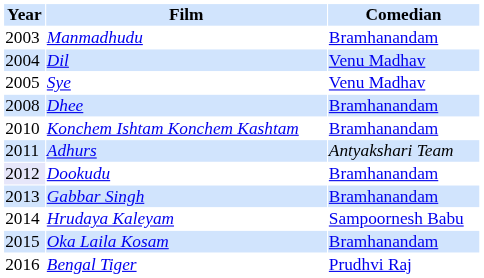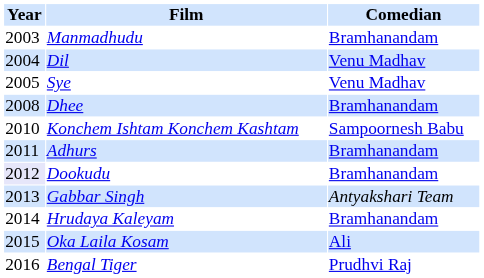(384, 128) Bramhanandam -> (396, 128) Sampoornesh Babu
(391, 150) Antyakshari Team -> (384, 150) Bramhanandam
(384, 196) Bramhanandam -> (391, 196) Antyakshari Team
(396, 218) Sampoornesh Babu -> (384, 218) Bramhanandam
(384, 241) Bramhanandam -> (340, 241) Ali
